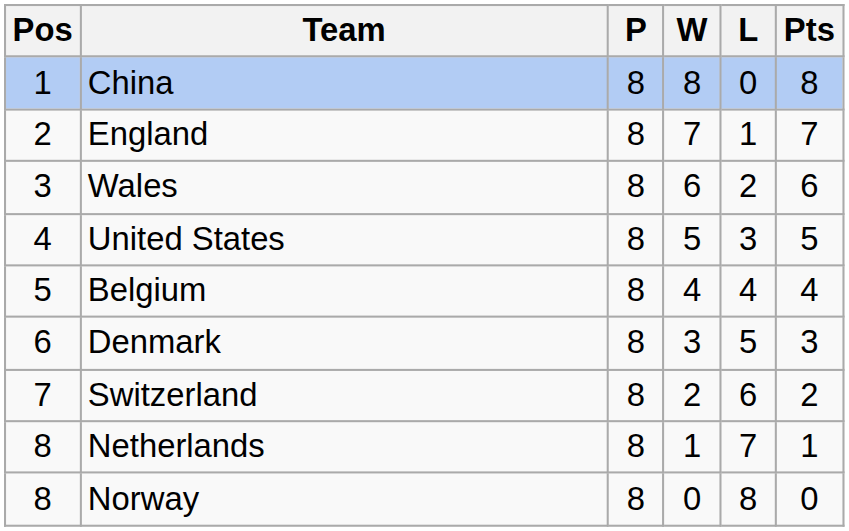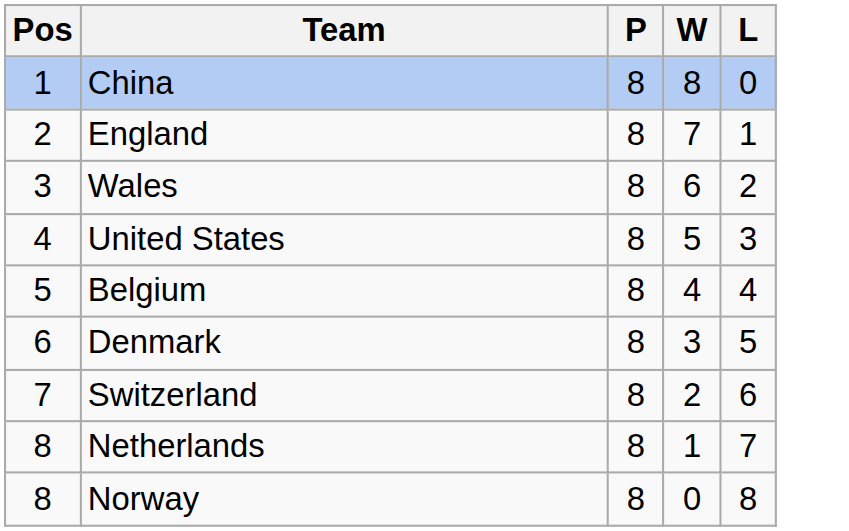- column: (809, 30)
